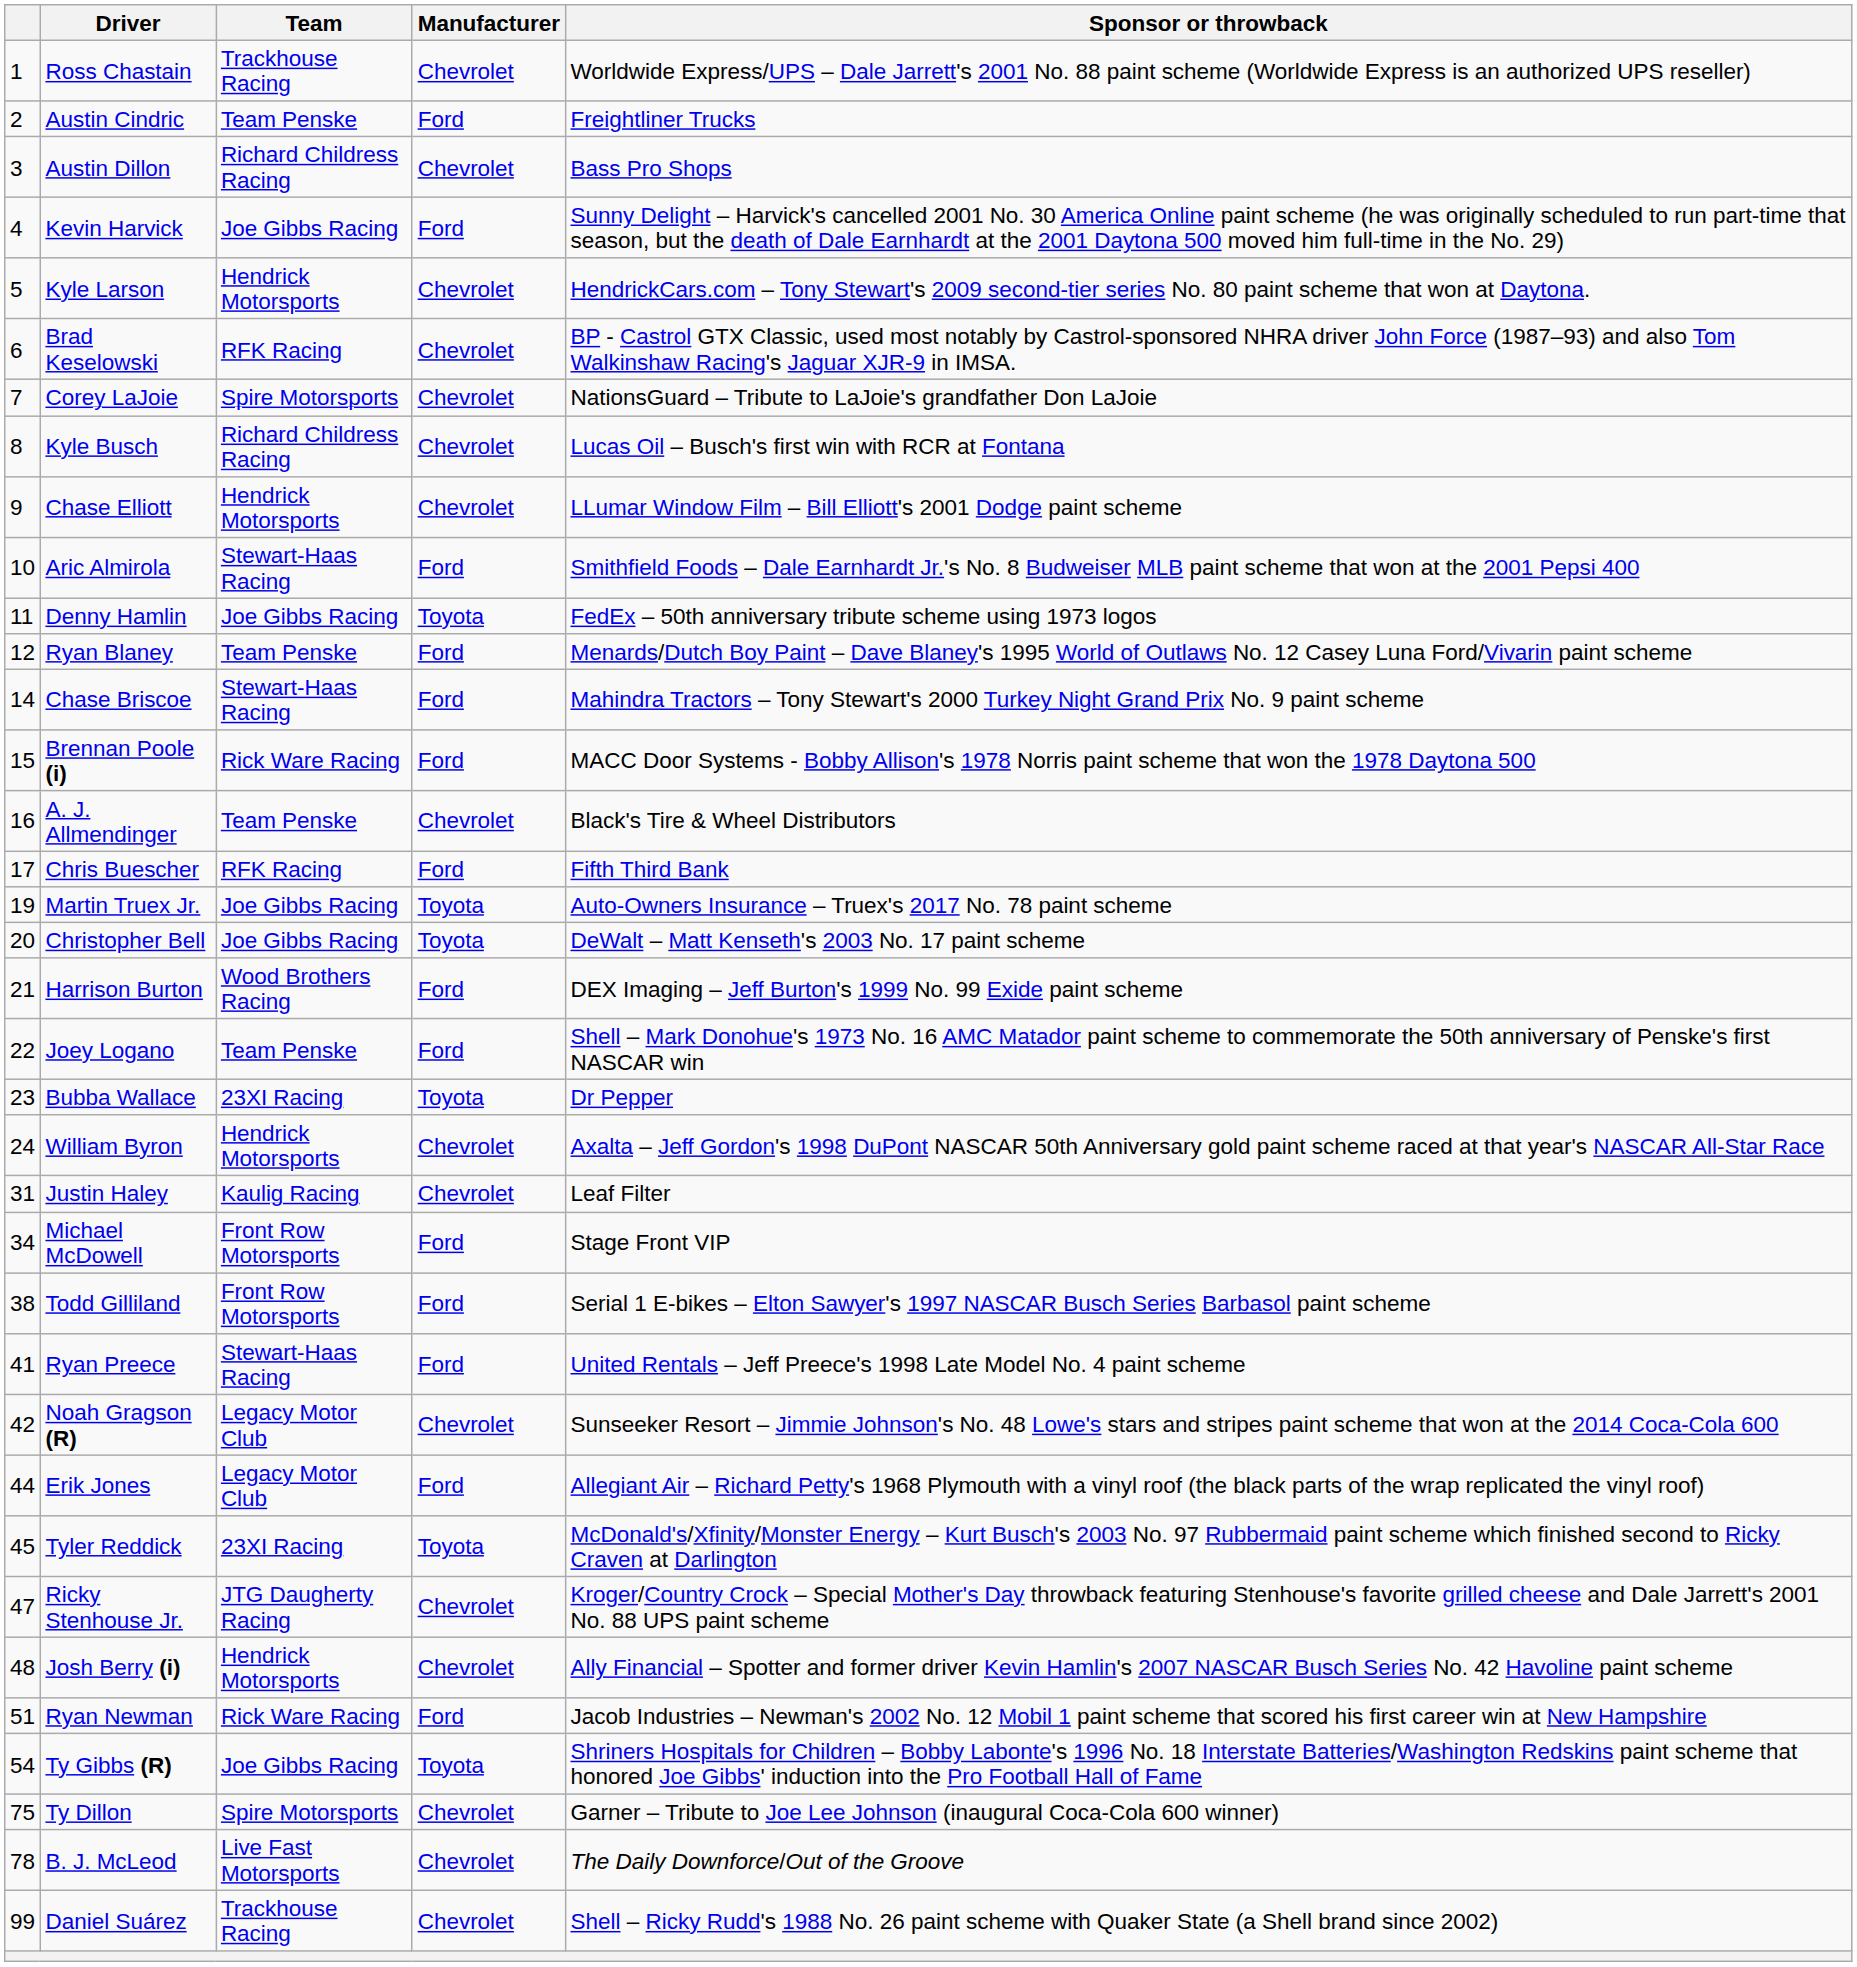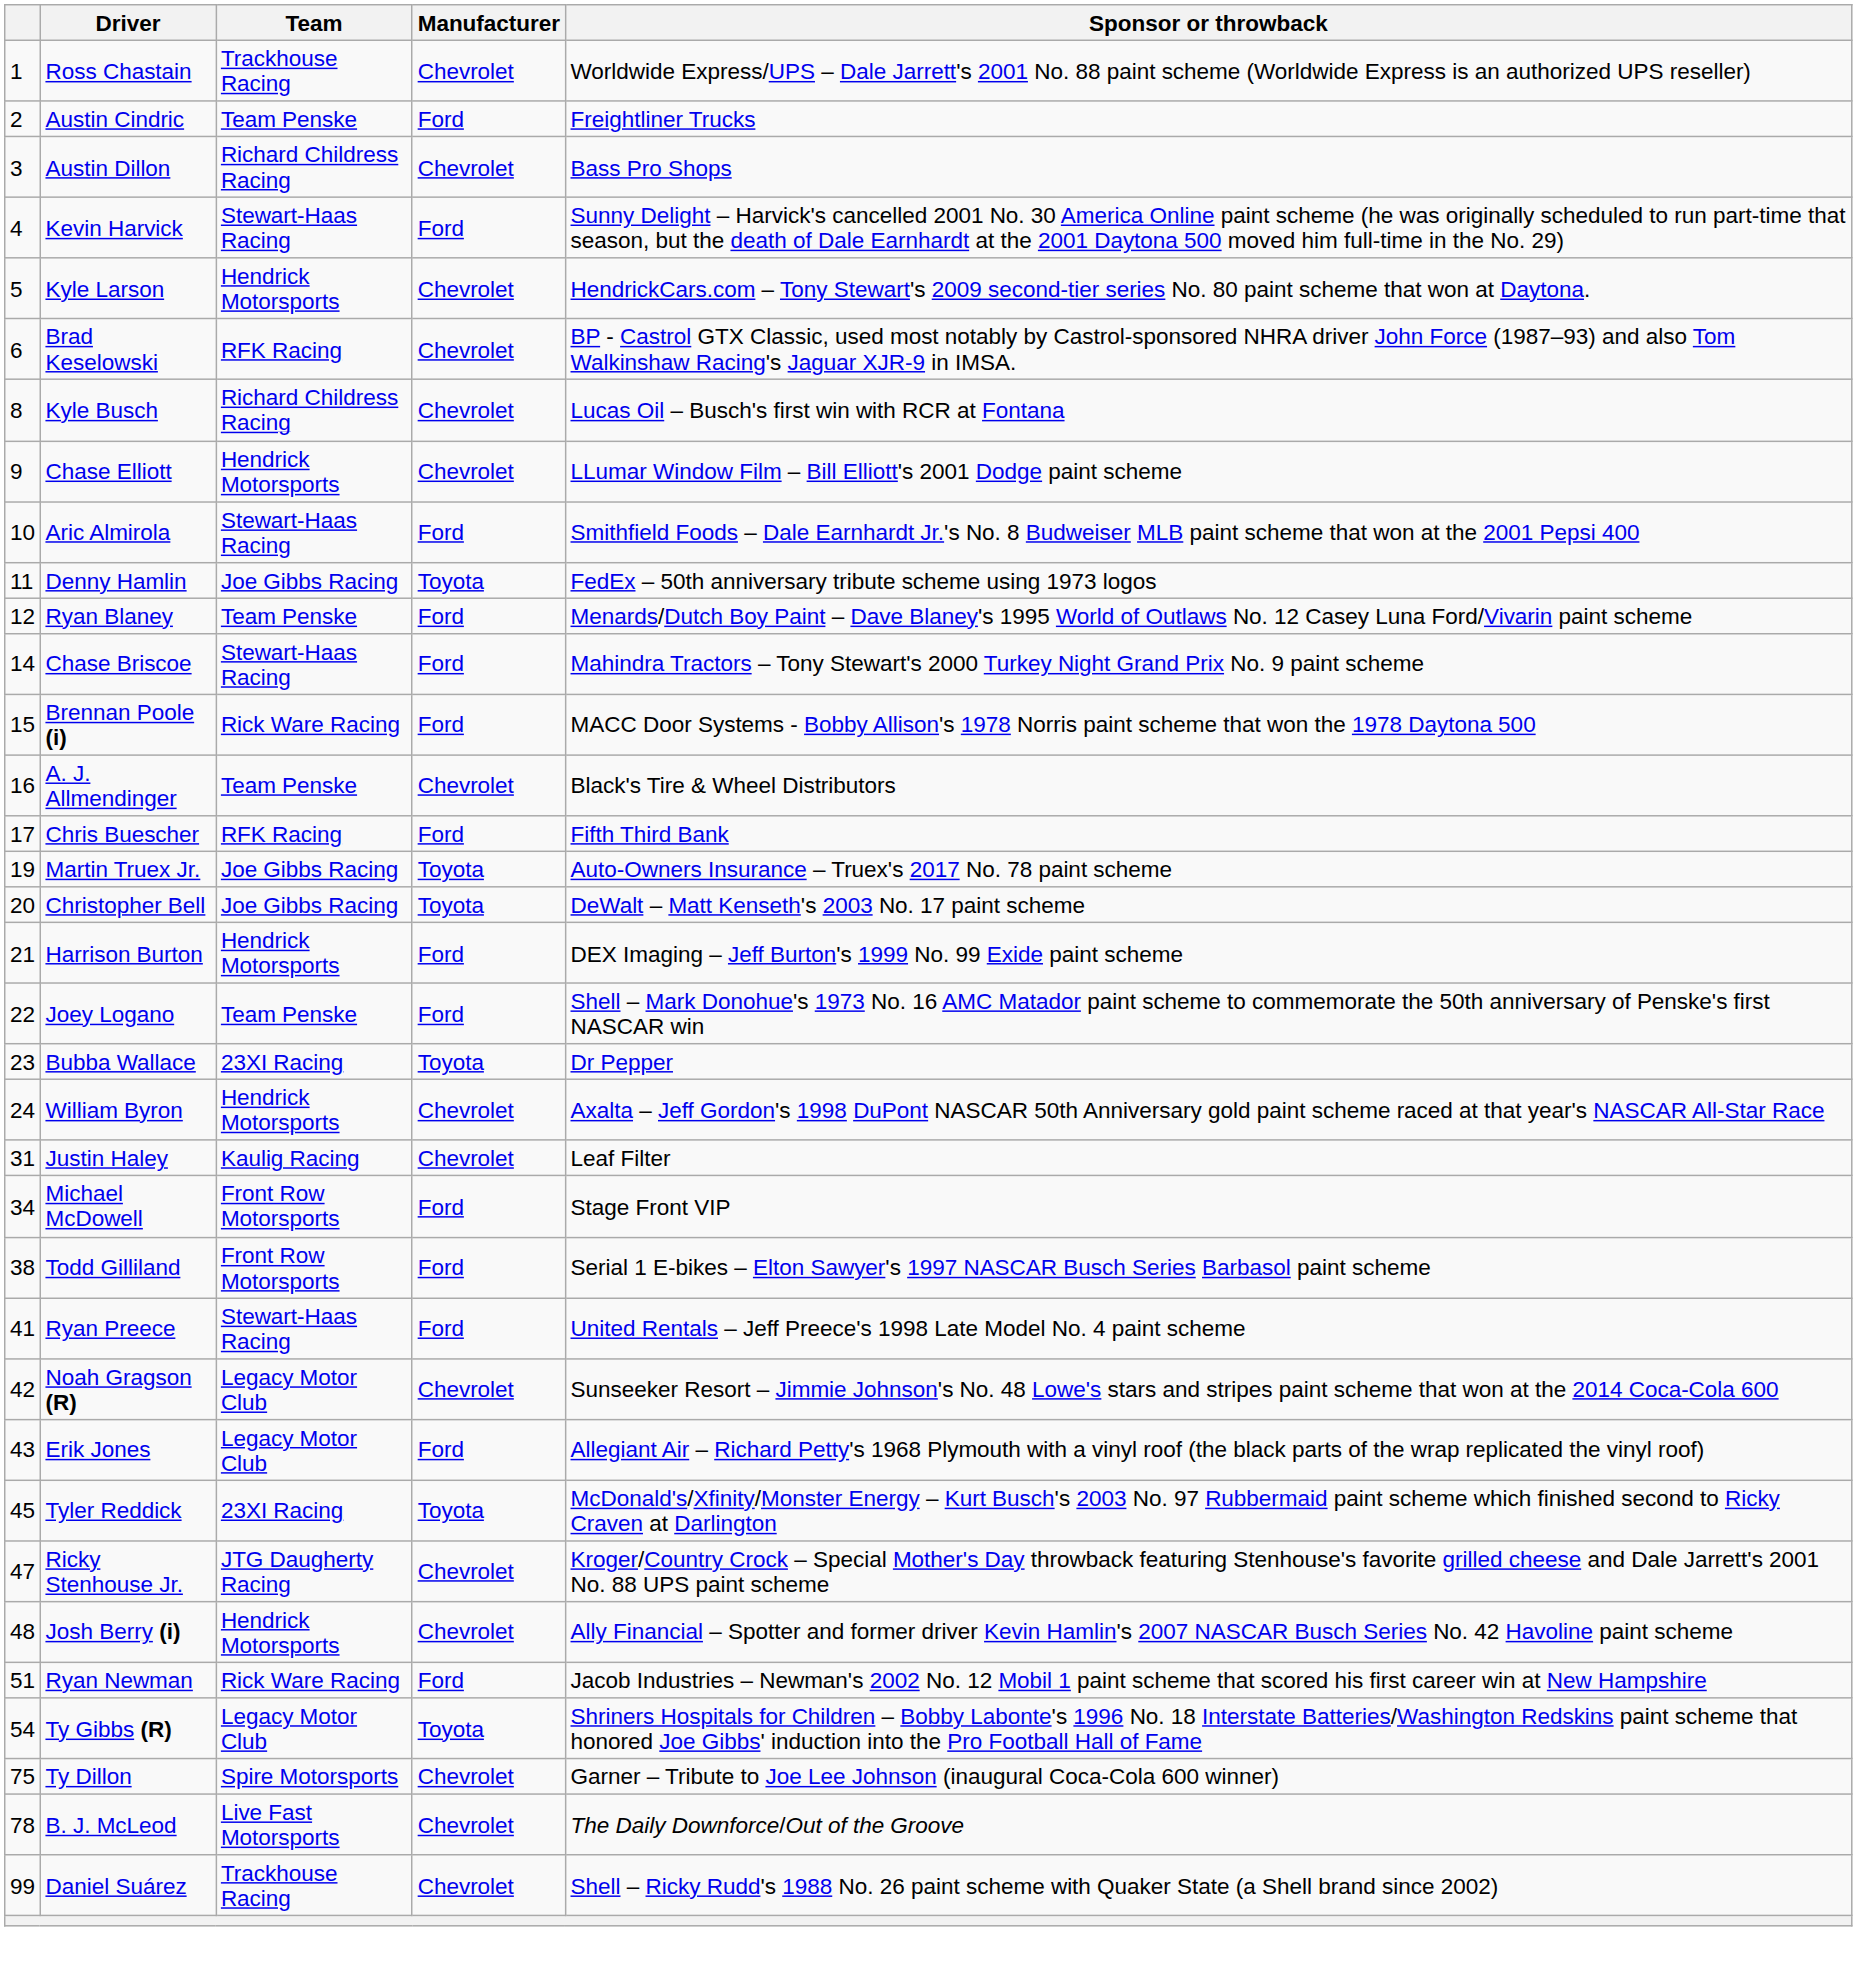(310, 228) Joe Gibbs Racing -> (289, 228) Stewart-Haas Racing
- row: (112, 398)
(296, 989) Wood Brothers Racing -> (280, 953) Hendrick Motorsports
(22, 1485) 44 -> (22, 1450) 43
(310, 1764) Joe Gibbs Racing -> (289, 1728) Legacy Motor Club
